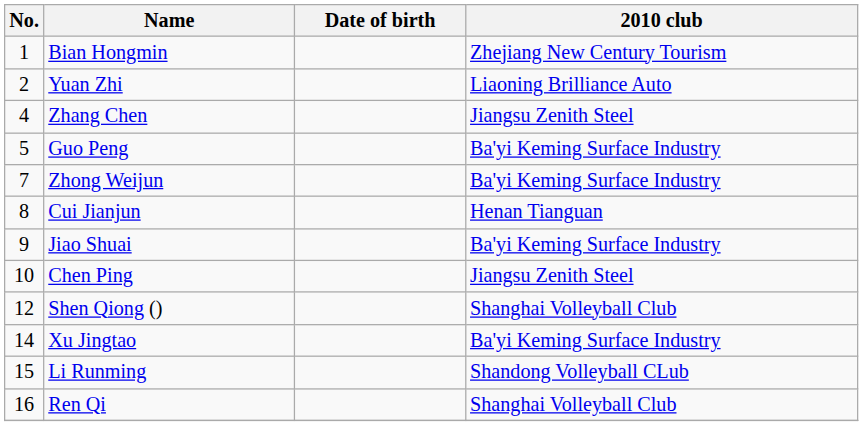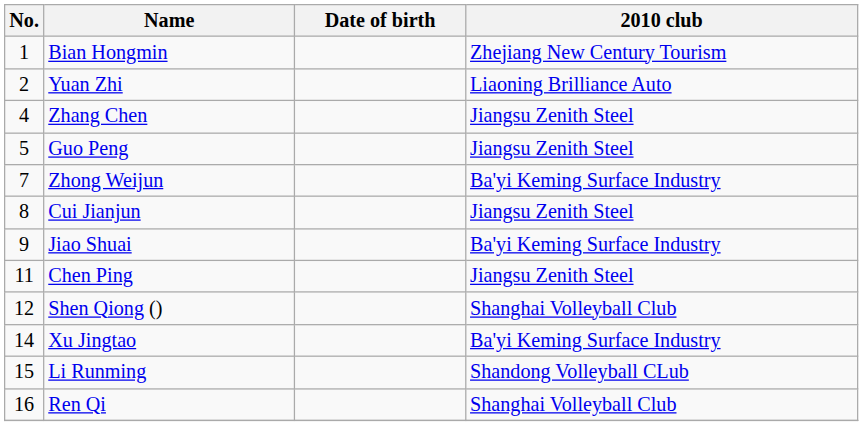(595, 148) Ba'yi Keming Surface Industry -> (552, 148) Jiangsu Zenith Steel
(536, 212) Henan Tianguan -> (552, 212) Jiangsu Zenith Steel
(24, 276) 10 -> (24, 276) 11
